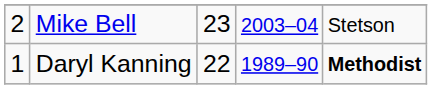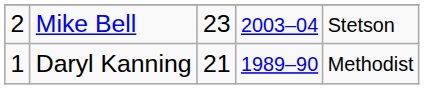(217, 63) 22 -> (217, 63) 21
(374, 64) bold -> (371, 64) normal
